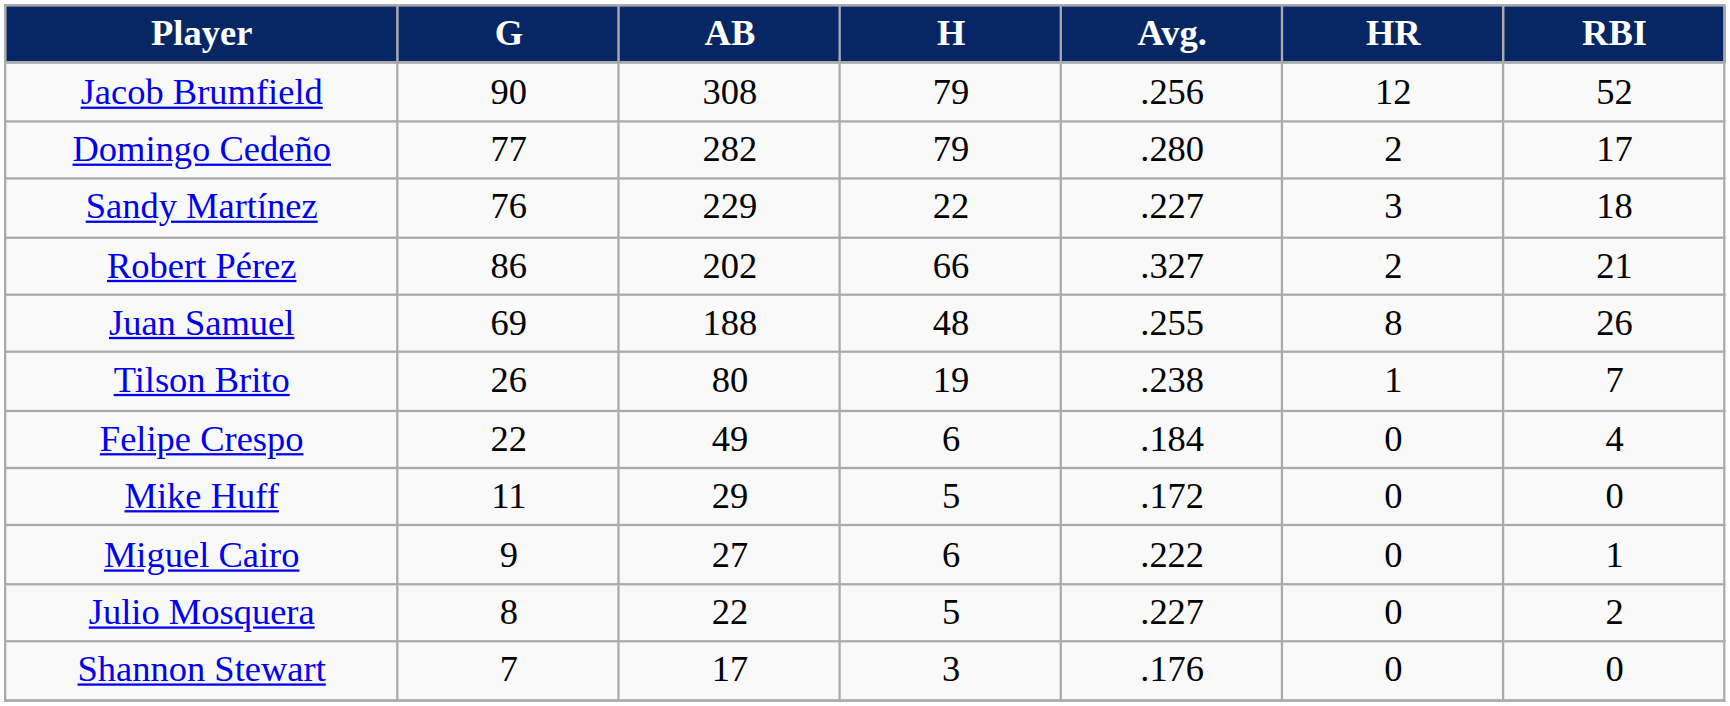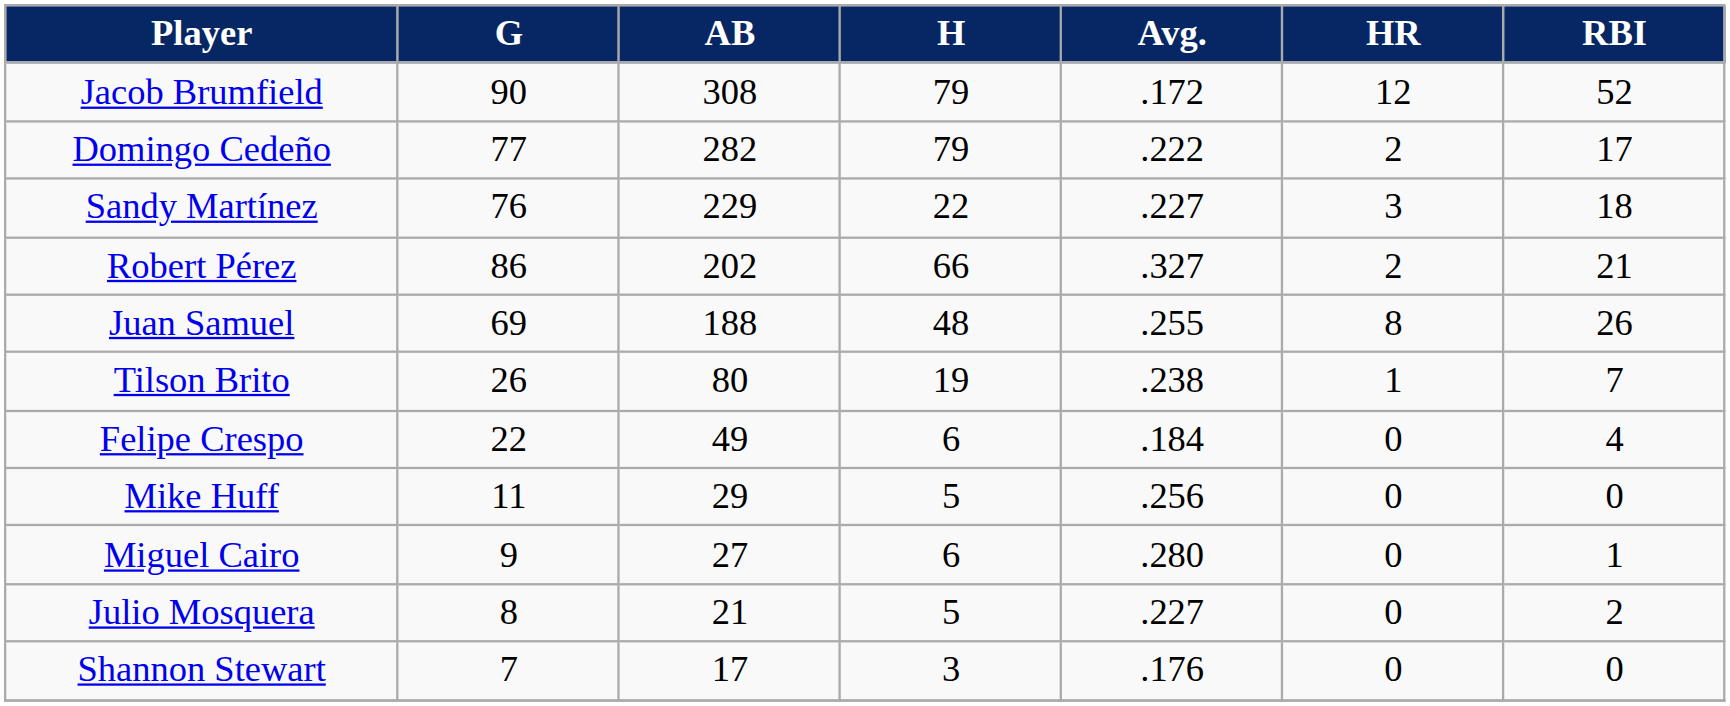(1172, 91) .256 -> (1172, 91) .172
(1172, 149) .280 -> (1172, 149) .222
(1172, 496) .172 -> (1172, 496) .256
(1172, 554) .222 -> (1172, 554) .280
(730, 611) 22 -> (730, 611) 21
